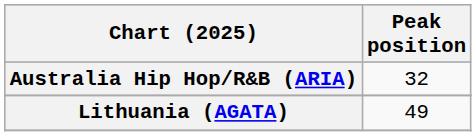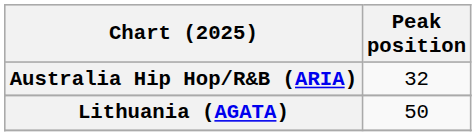(417, 113) 49 -> (417, 113) 50
